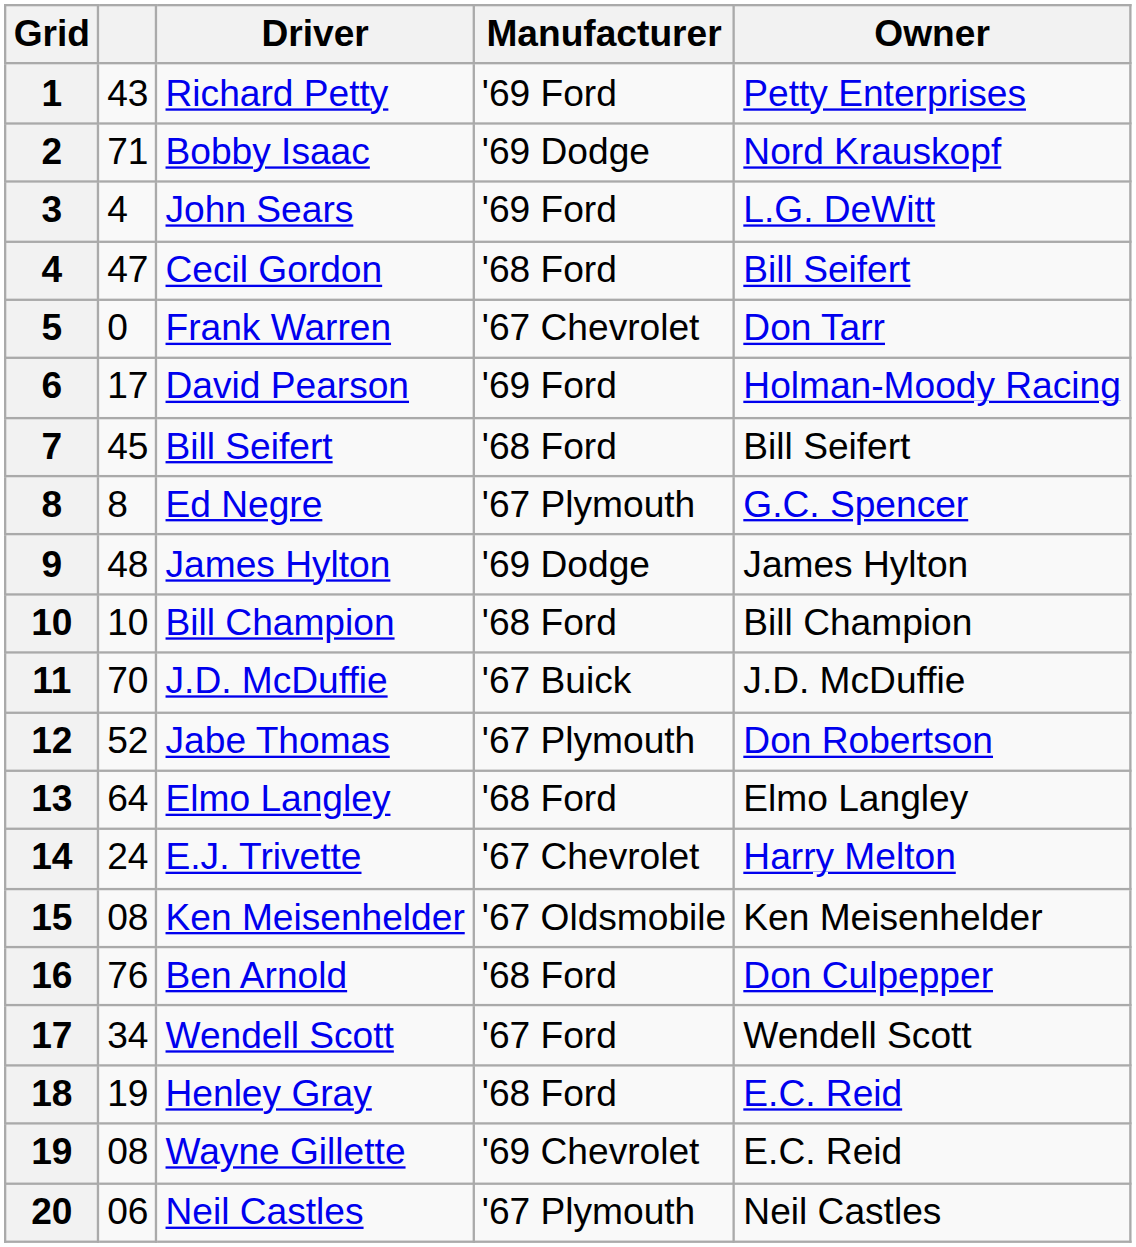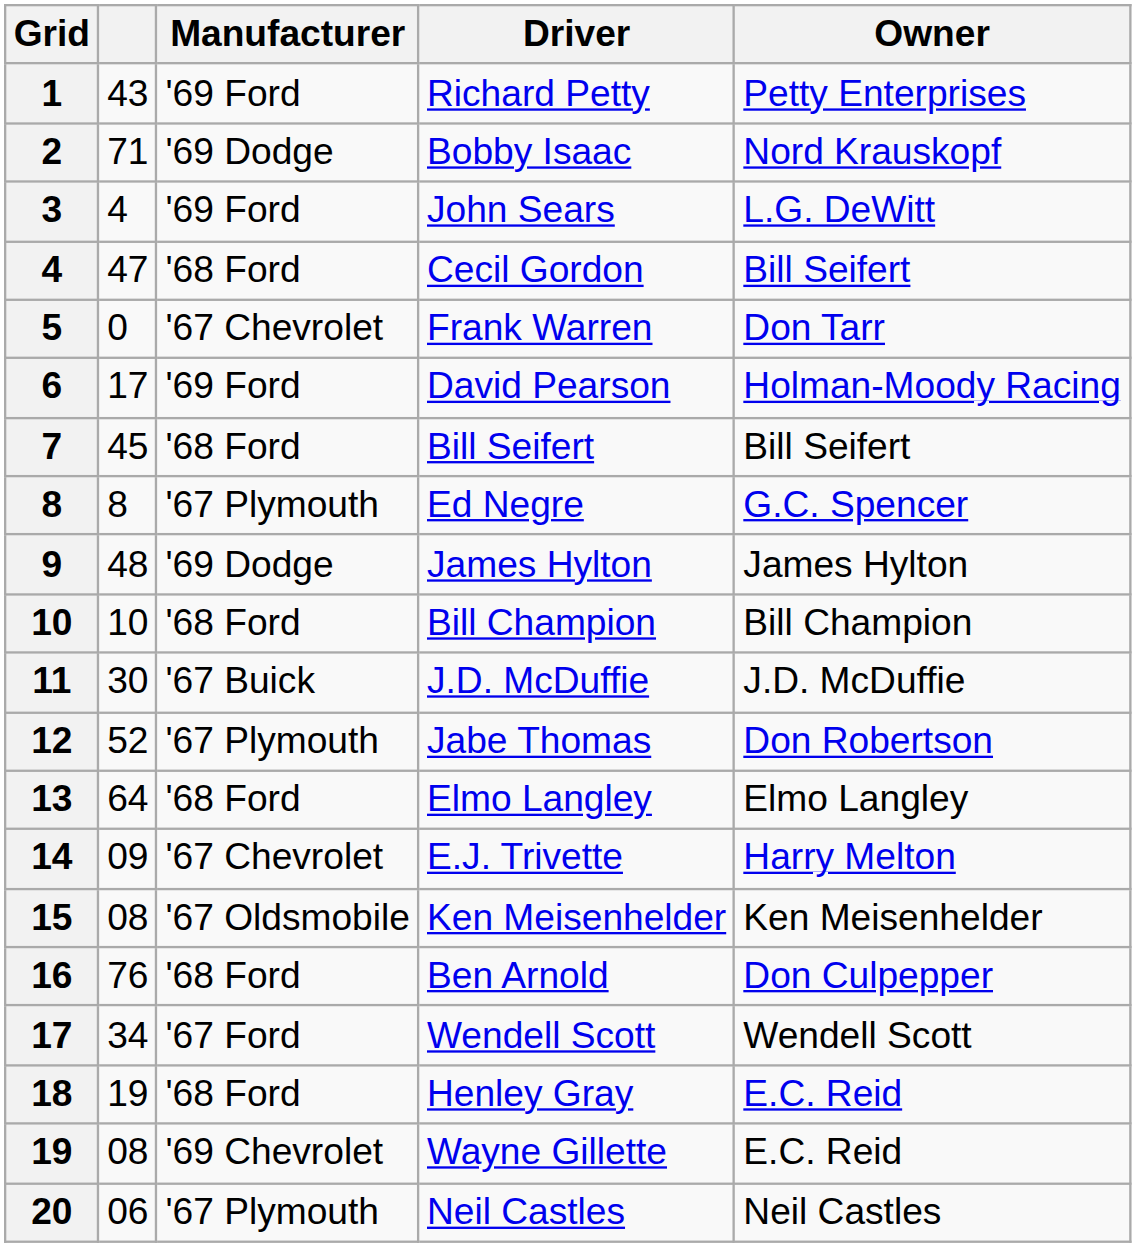columns swapped: (315, 33) <-> (604, 33)
(128, 681) 70 -> (128, 681) 30
(128, 858) 24 -> (128, 858) 09
